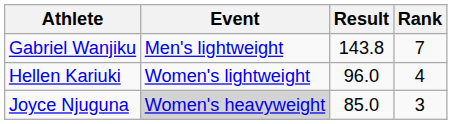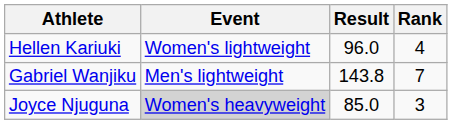rows swapped: (73, 48) <-> (65, 77)
